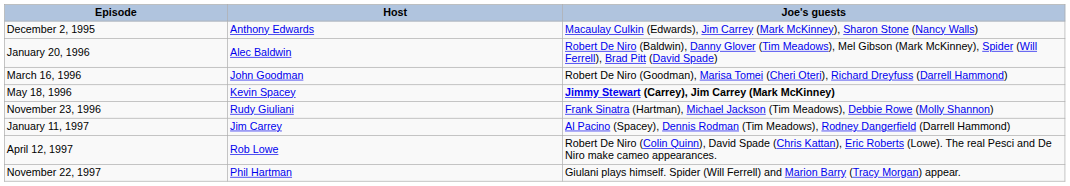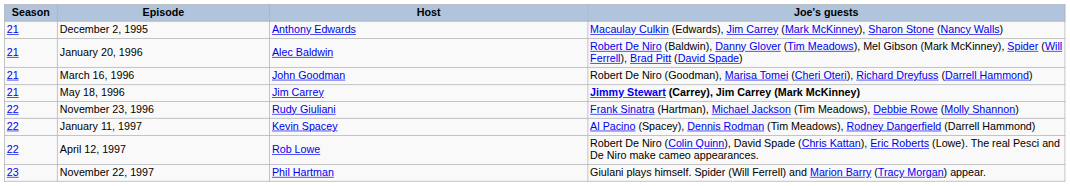+ column: (31, 13)
(263, 93) Kevin Spacey -> (298, 93) Jim Carrey
(256, 127) Jim Carrey -> (305, 127) Kevin Spacey
